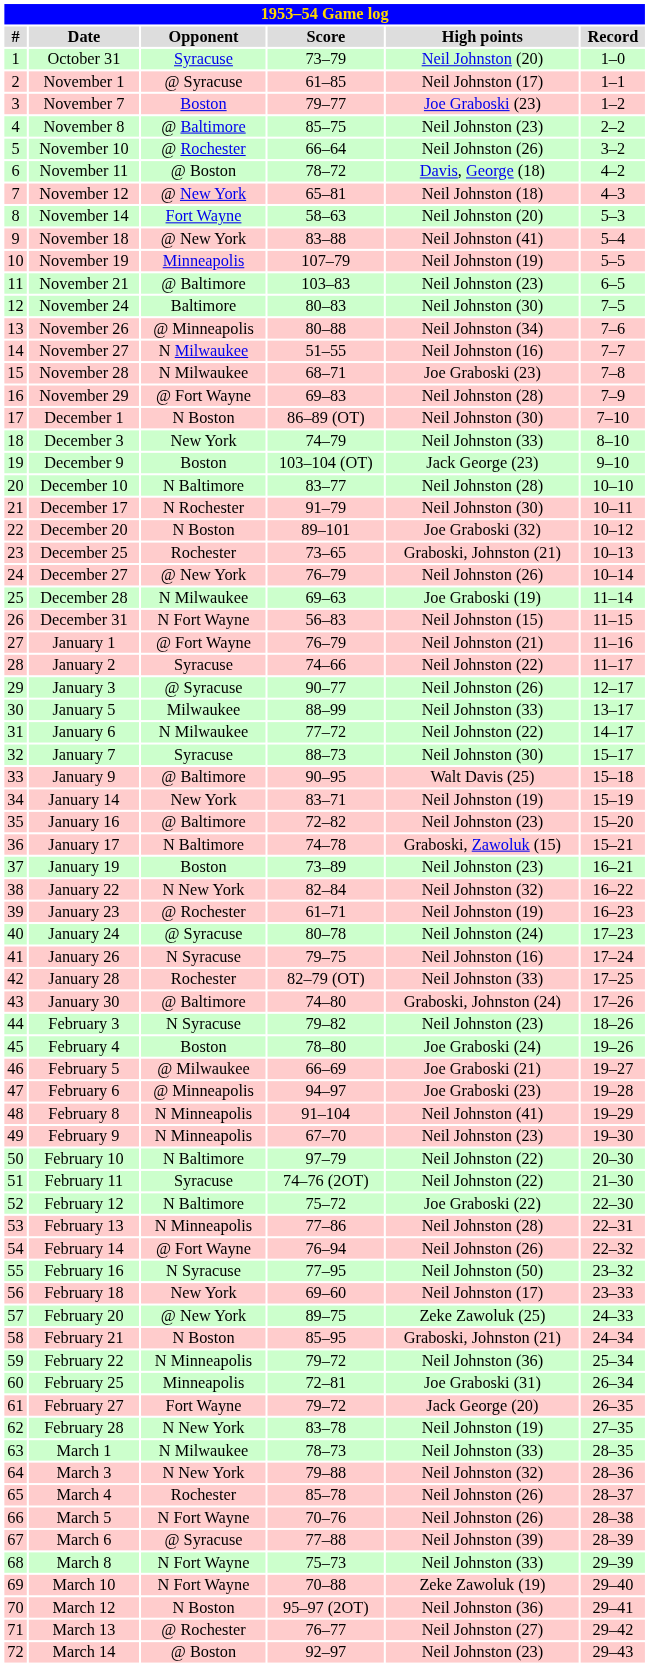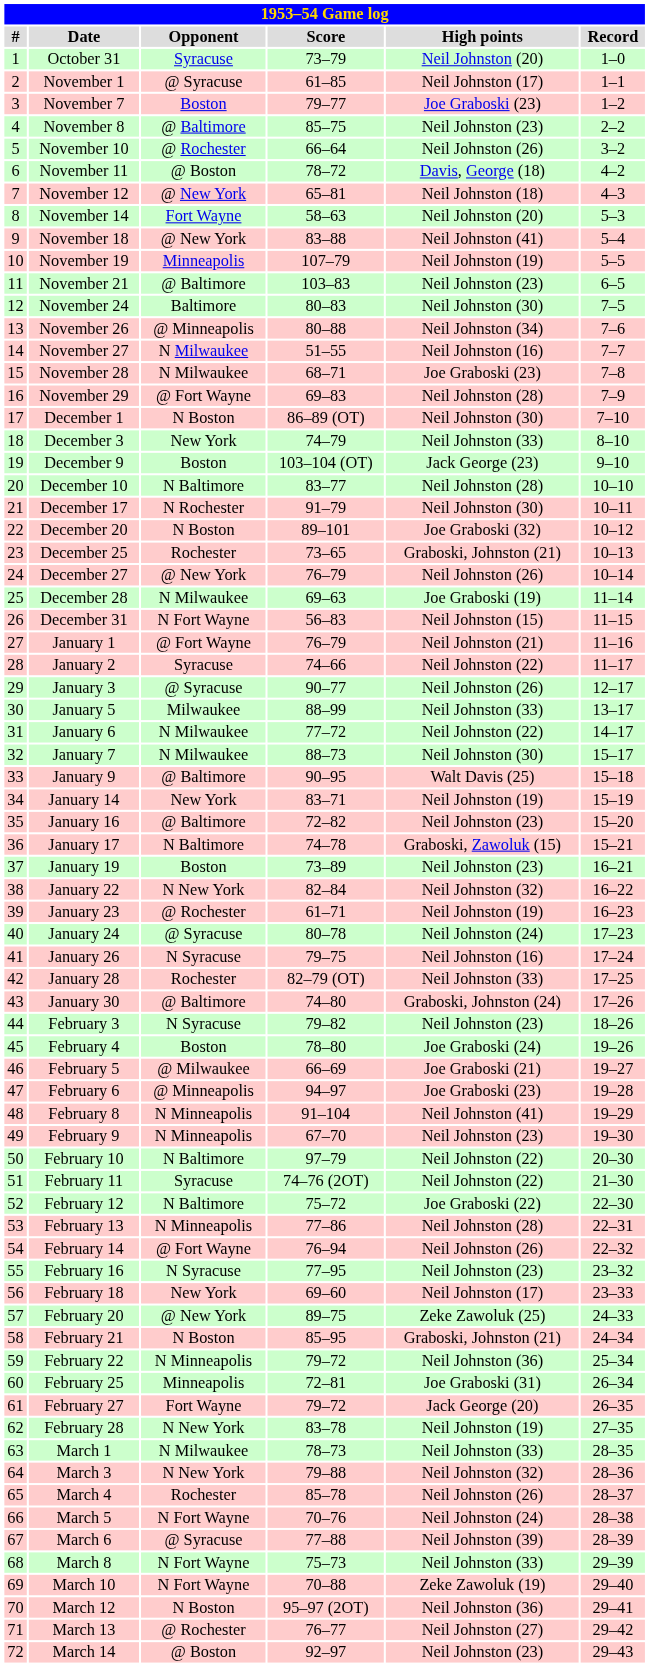(203, 754) Syracuse -> (203, 754) N Milwaukee
(482, 1270) Neil Johnston (50) -> (482, 1270) Neil Johnston (23)
(482, 1517) Neil Johnston (26) -> (482, 1517) Neil Johnston (24)
